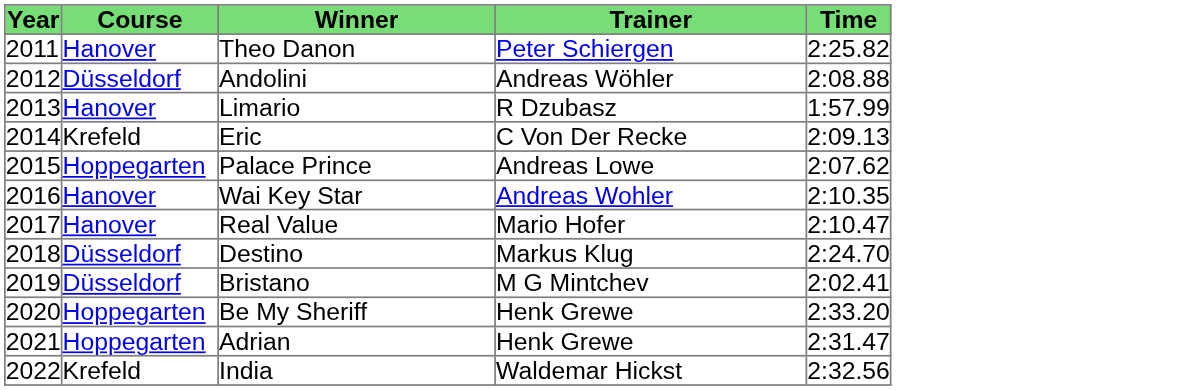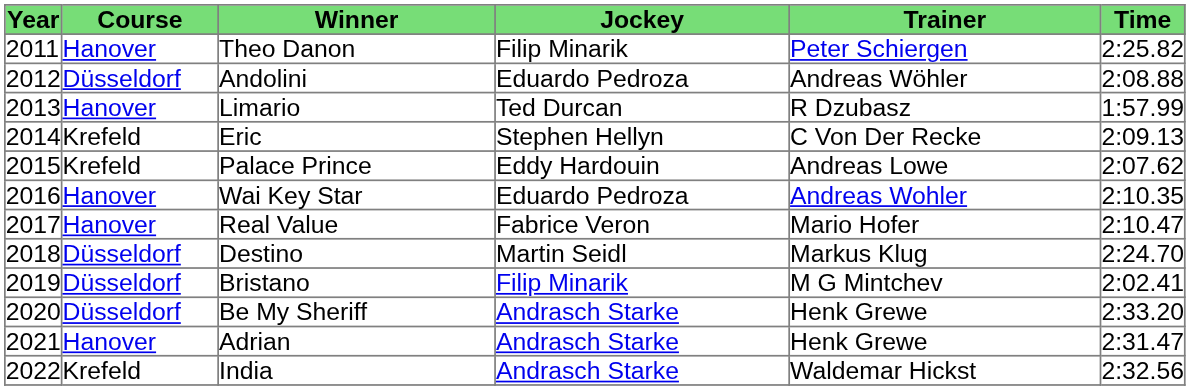+ column: (642, 19)
(134, 166) Hoppegarten -> (102, 166) Krefeld
(134, 312) Hoppegarten -> (122, 312) Düsseldorf
(134, 341) Hoppegarten -> (109, 341) Hanover
